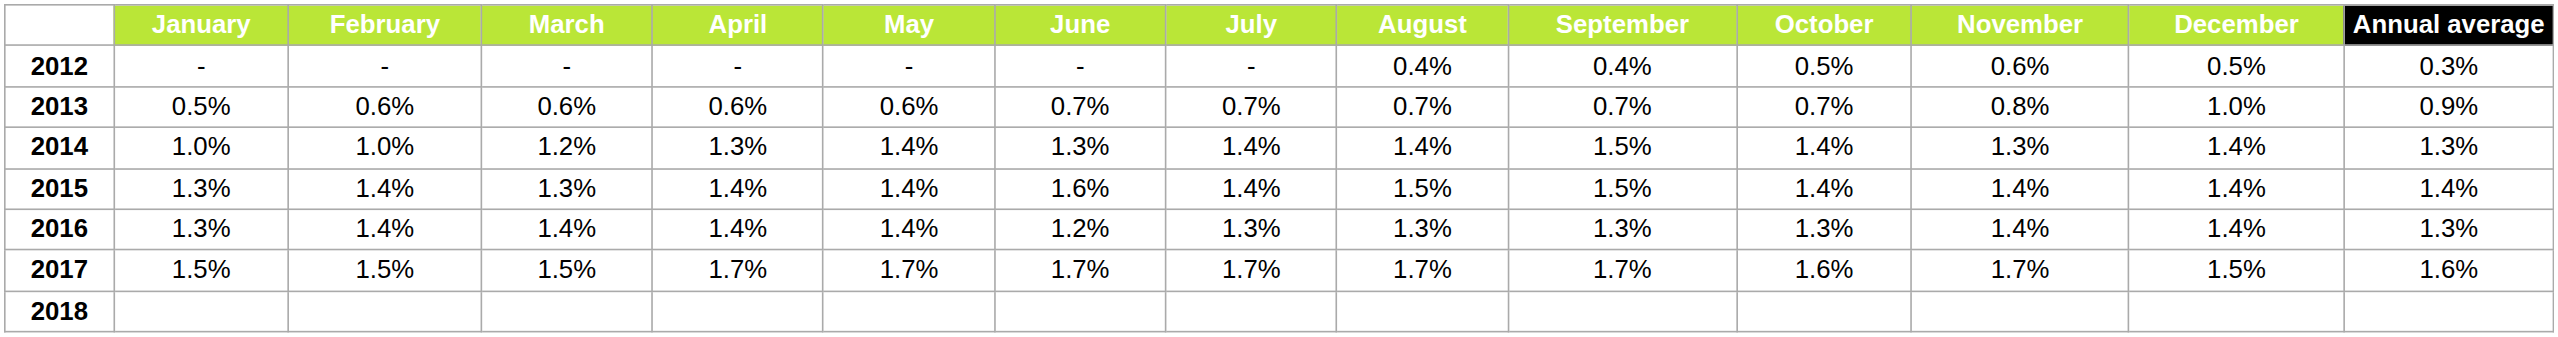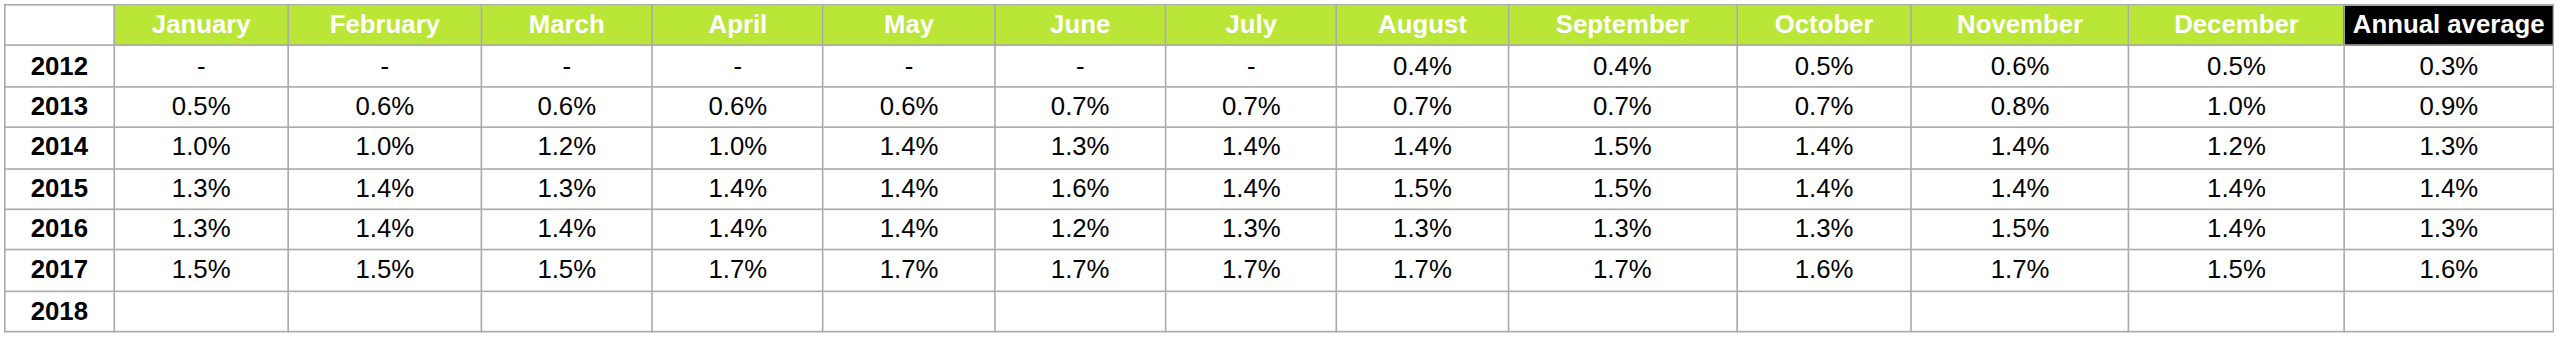(738, 147) 1.3% -> (738, 147) 1.0%
(2020, 147) 1.3% -> (2020, 147) 1.4%
(2236, 147) 1.4% -> (2236, 147) 1.2%
(2020, 229) 1.4% -> (2020, 229) 1.5%
